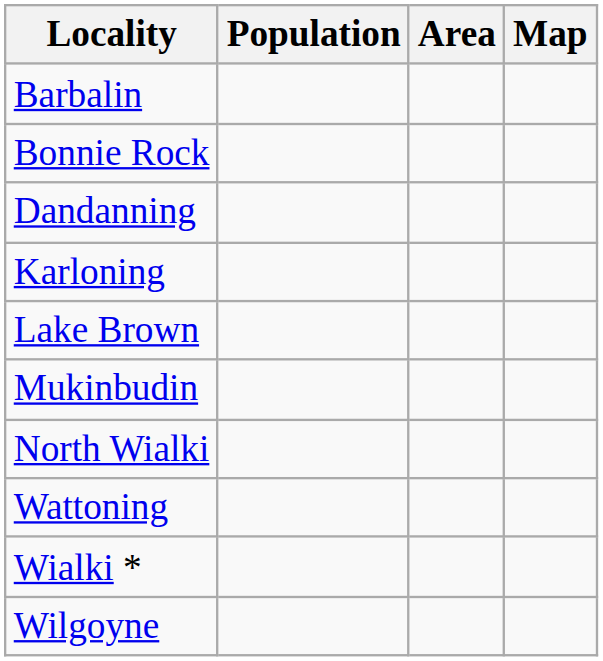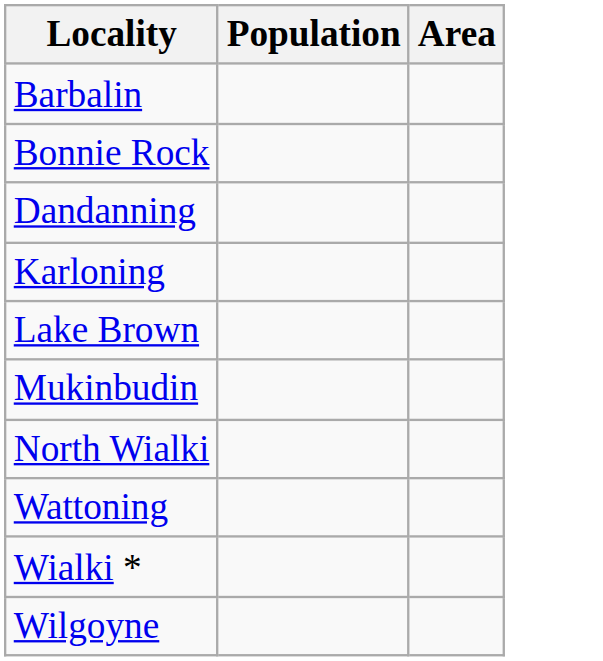- column: (550, 34)
